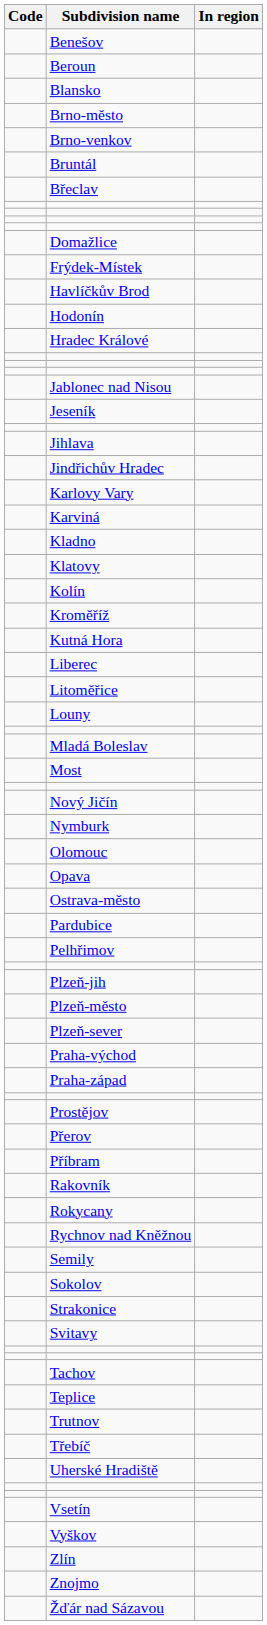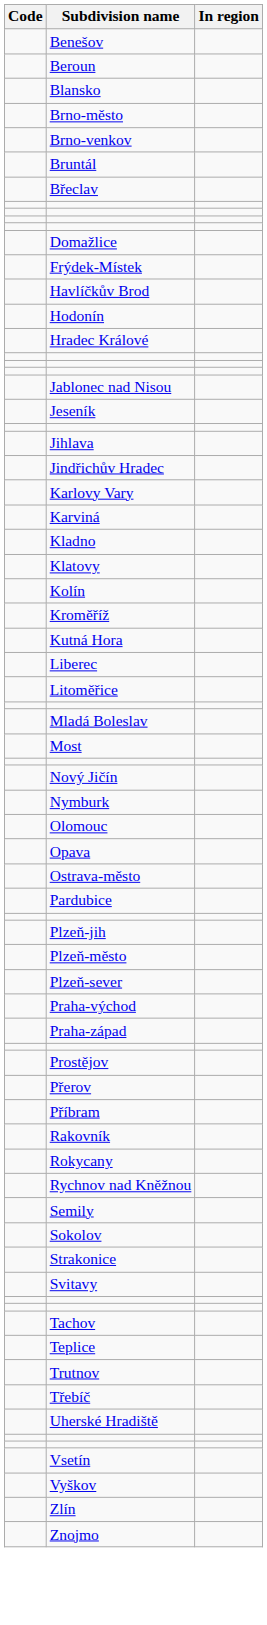- row: (25, 714)
- row: (25, 950)
- row: (25, 1608)
